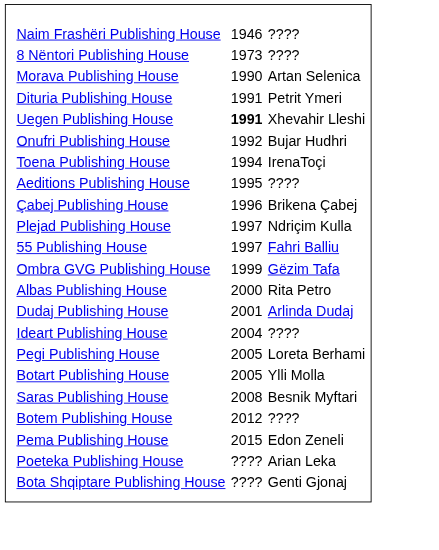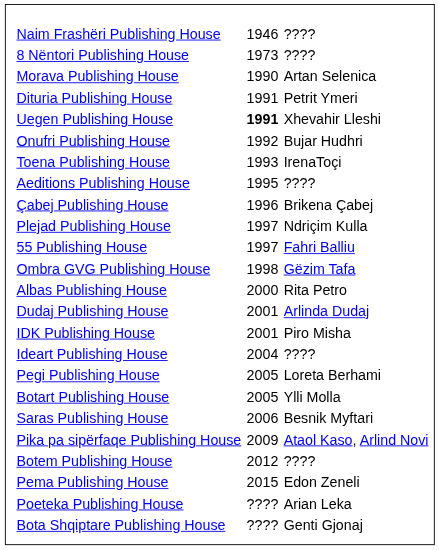(247, 162) 1994 -> (262, 162) 1993
(247, 269) 1999 -> (262, 269) 1998
+ row: (86, 333)
(247, 397) 2008 -> (262, 418) 2006
+ row: (129, 440)
